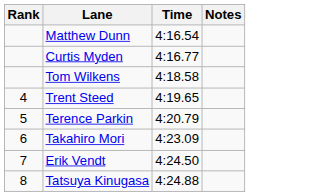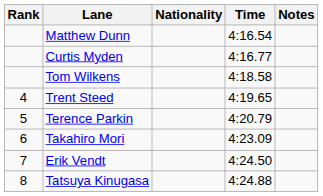+ column: (189, 14)
